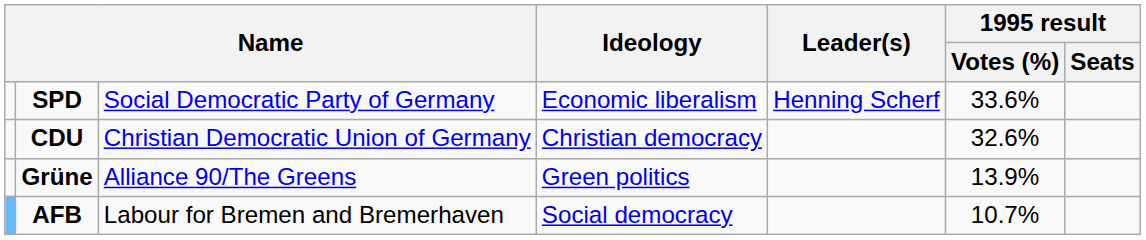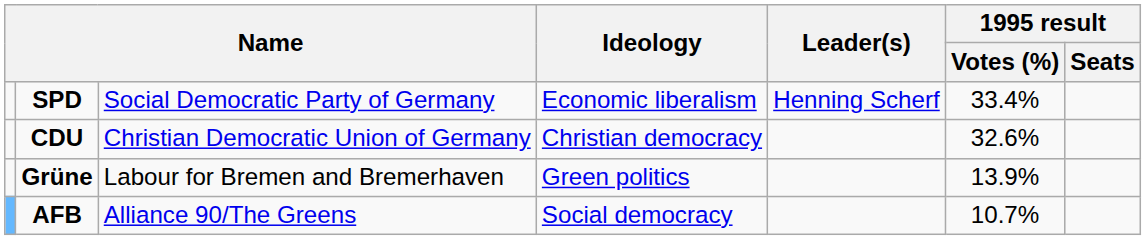(1005, 100) 33.6% -> (1005, 100) 33.4%
(230, 176) Alliance 90/The Greens -> (304, 176) Labour for Bremen and Bremerhaven
(304, 215) Labour for Bremen and Bremerhaven -> (230, 215) Alliance 90/The Greens
